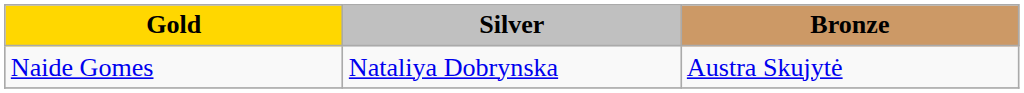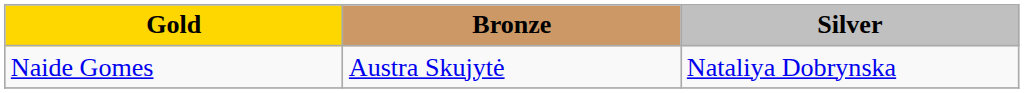columns swapped: (512, 25) <-> (850, 25)
